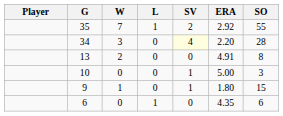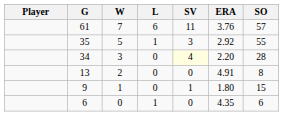+ row: (85, 27)
(120, 27) 7 -> (120, 42) 5
(190, 27) 2 -> (190, 42) 3
- row: (85, 73)
